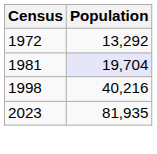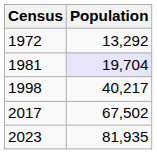(125, 88) 40,216 -> (125, 88) 40,217
+ row: (25, 112)
